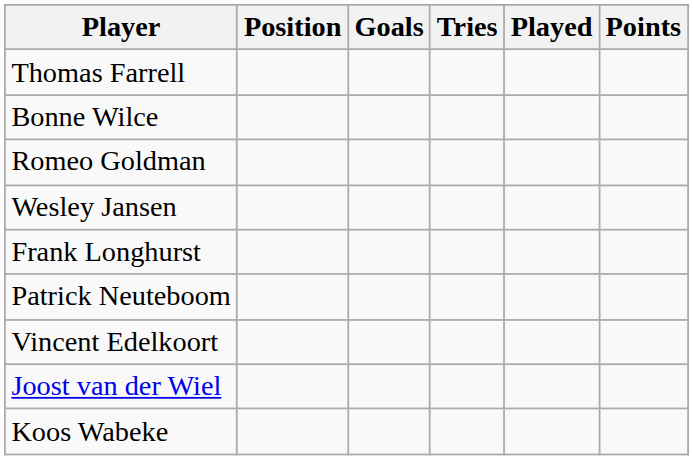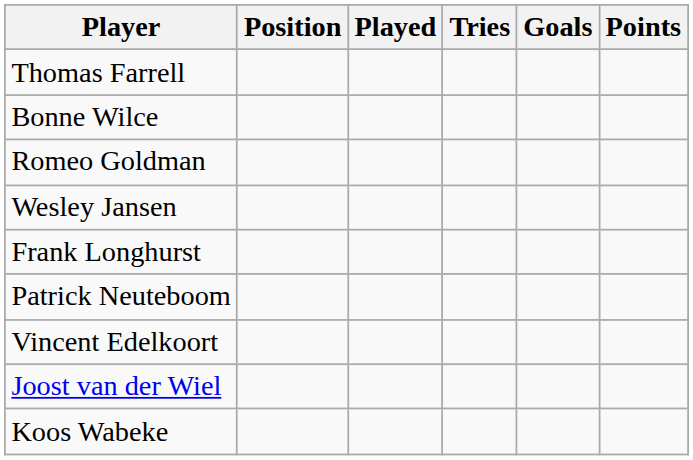columns swapped: (552, 26) <-> (389, 26)
